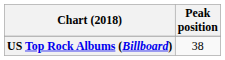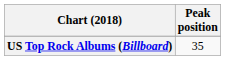(198, 45) 38 -> (198, 45) 35
